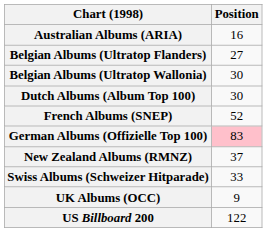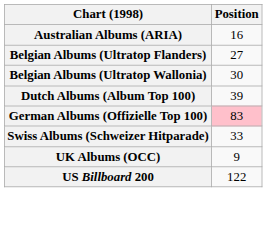(237, 95) 30 -> (237, 95) 39
- row: (108, 116)
- row: (108, 156)
